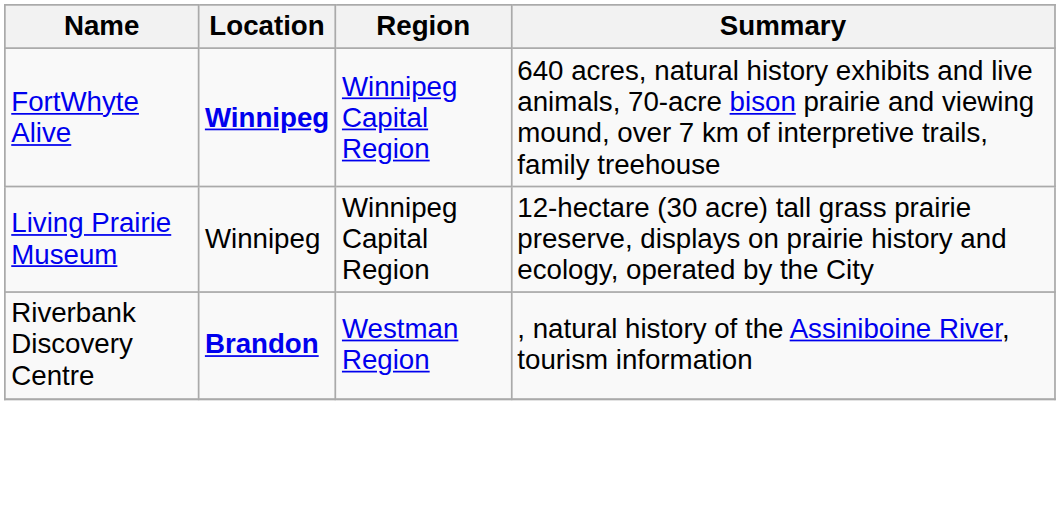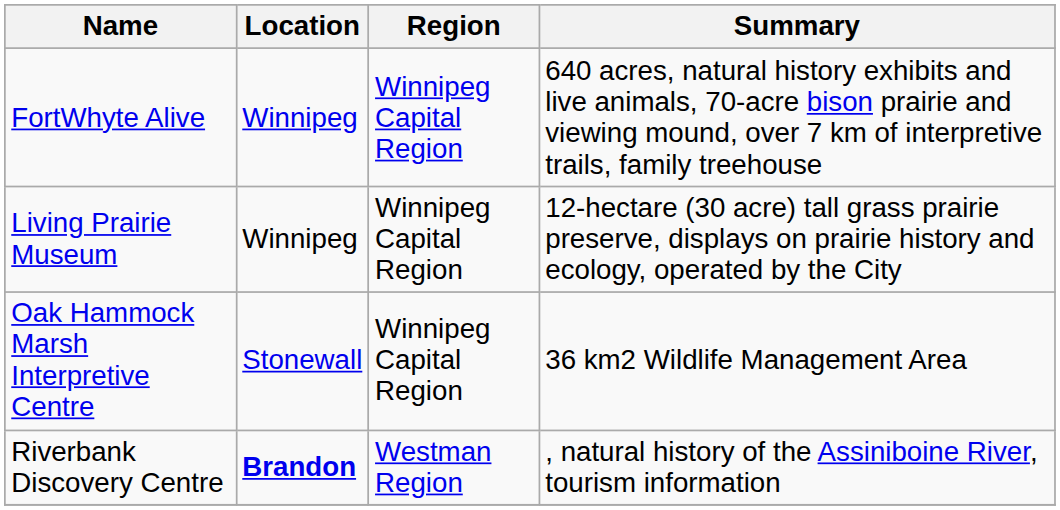(267, 117) bold -> (300, 117) normal
+ row: (103, 360)
